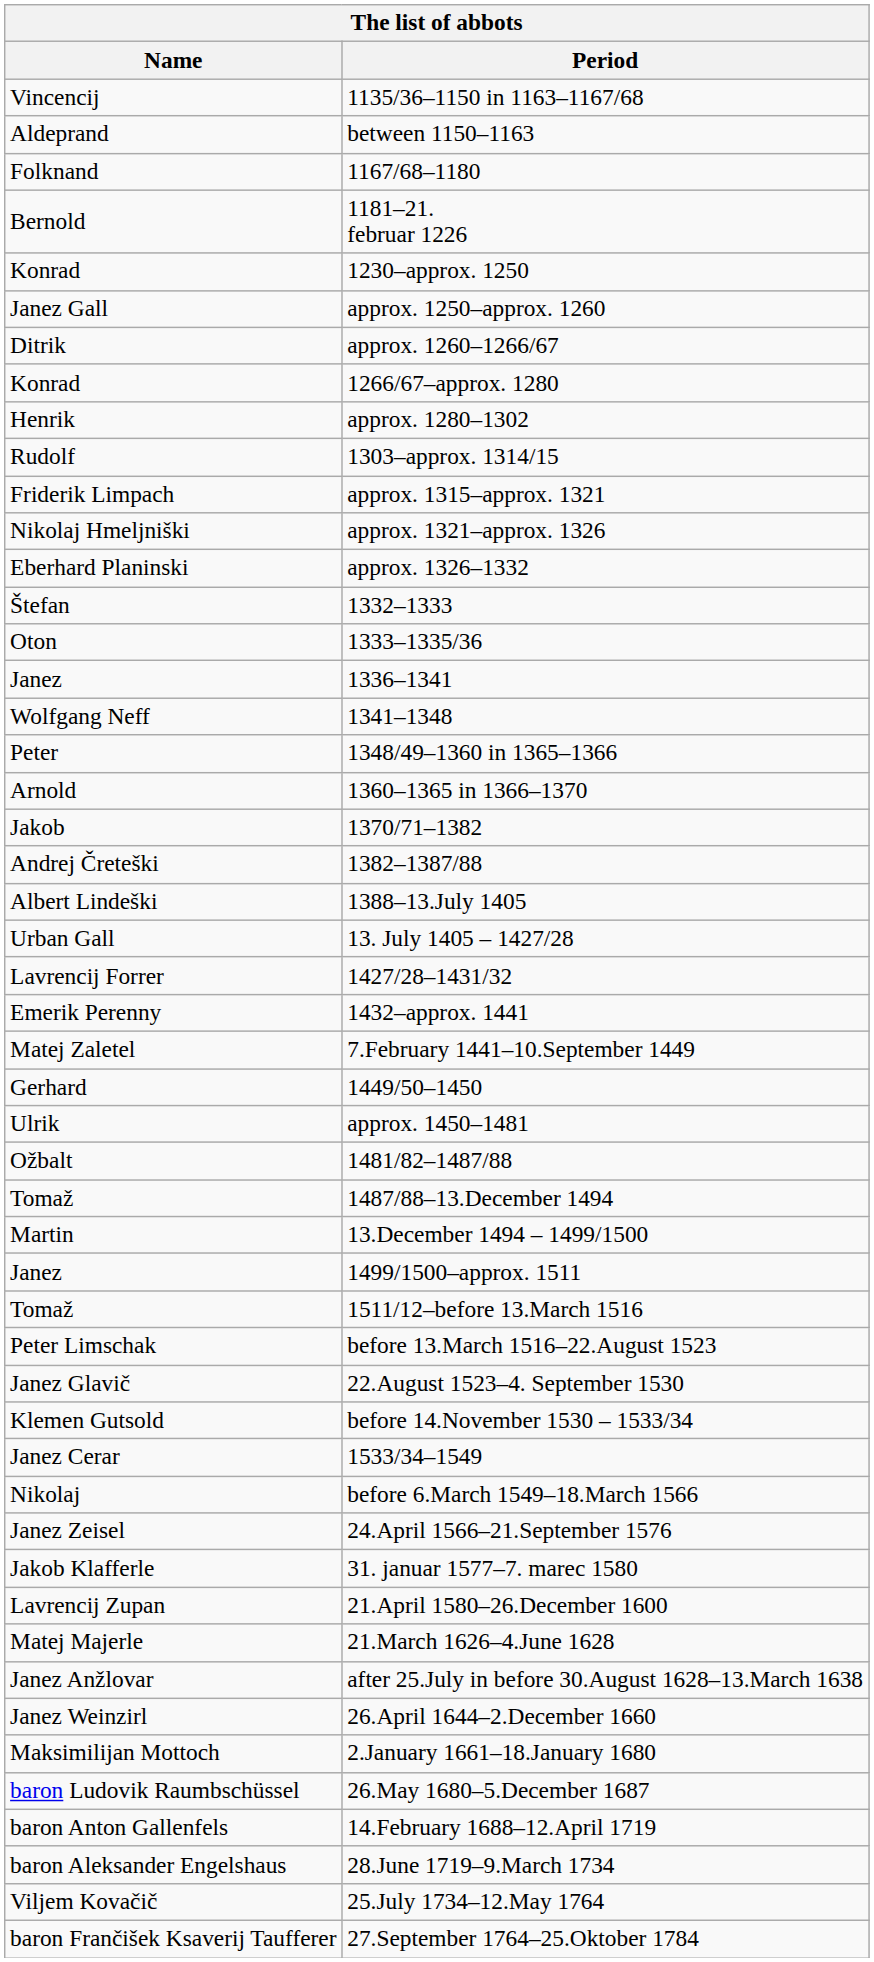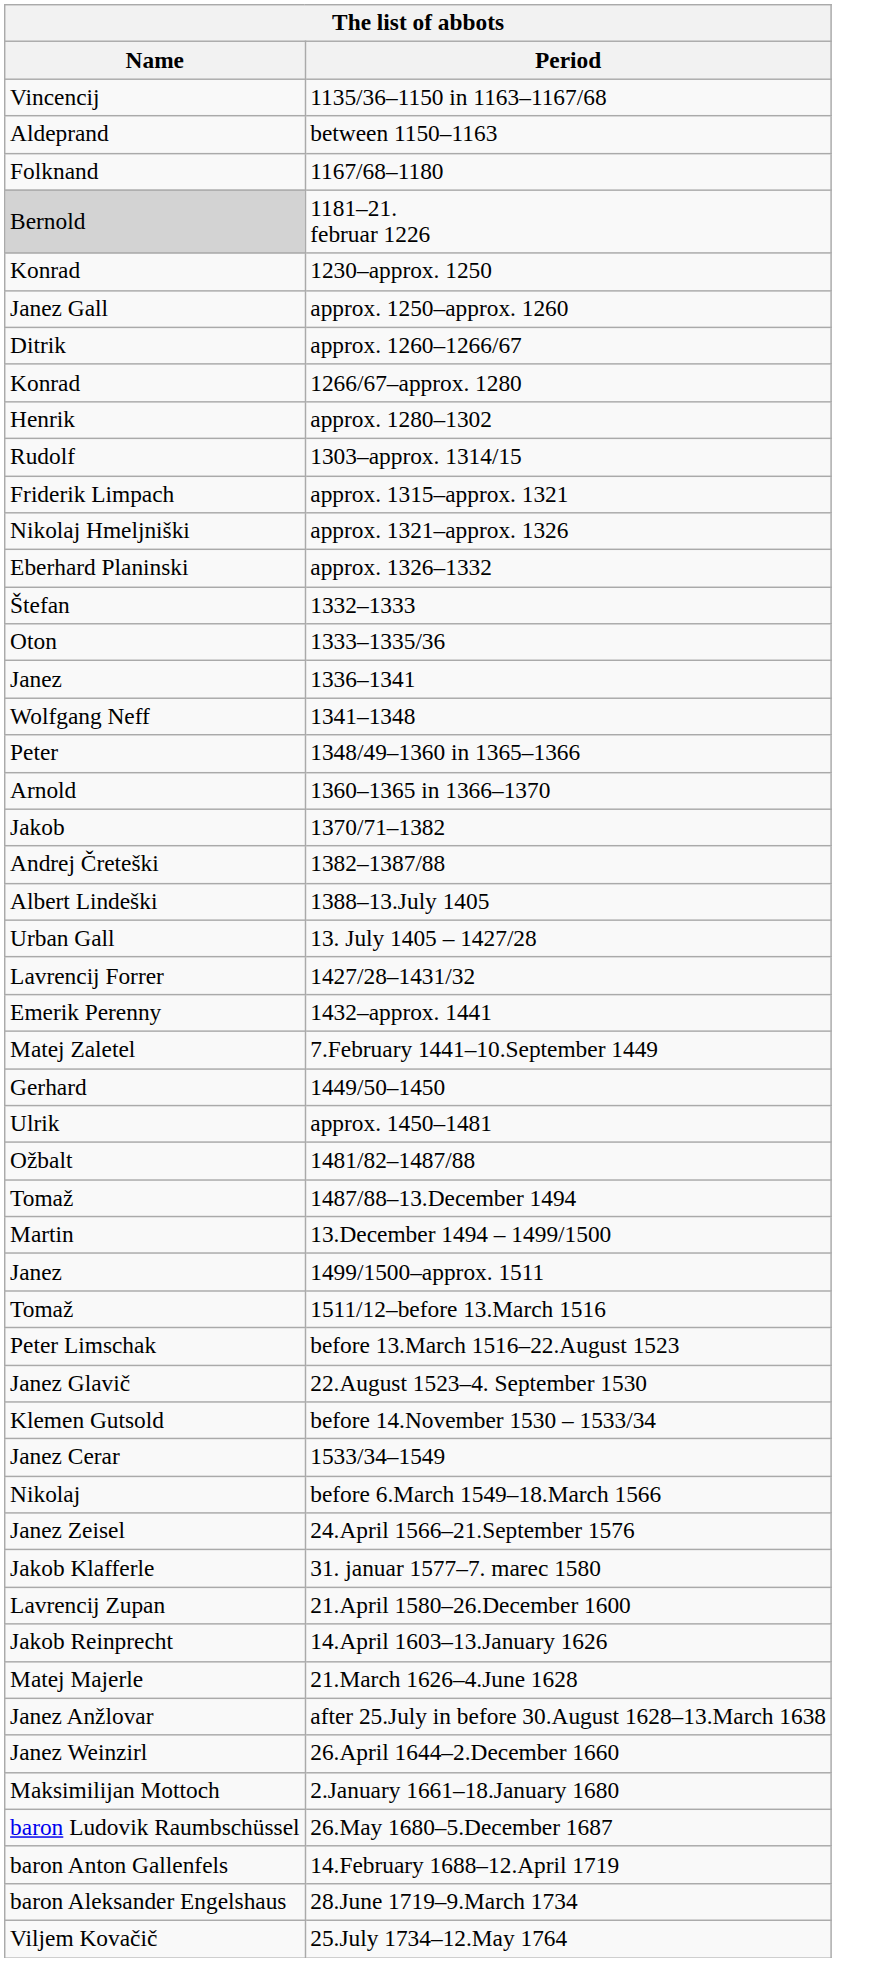(48, 221) no background -> (48, 221) lightgrey background
+ row: (459, 1642)
- row: (523, 1938)
